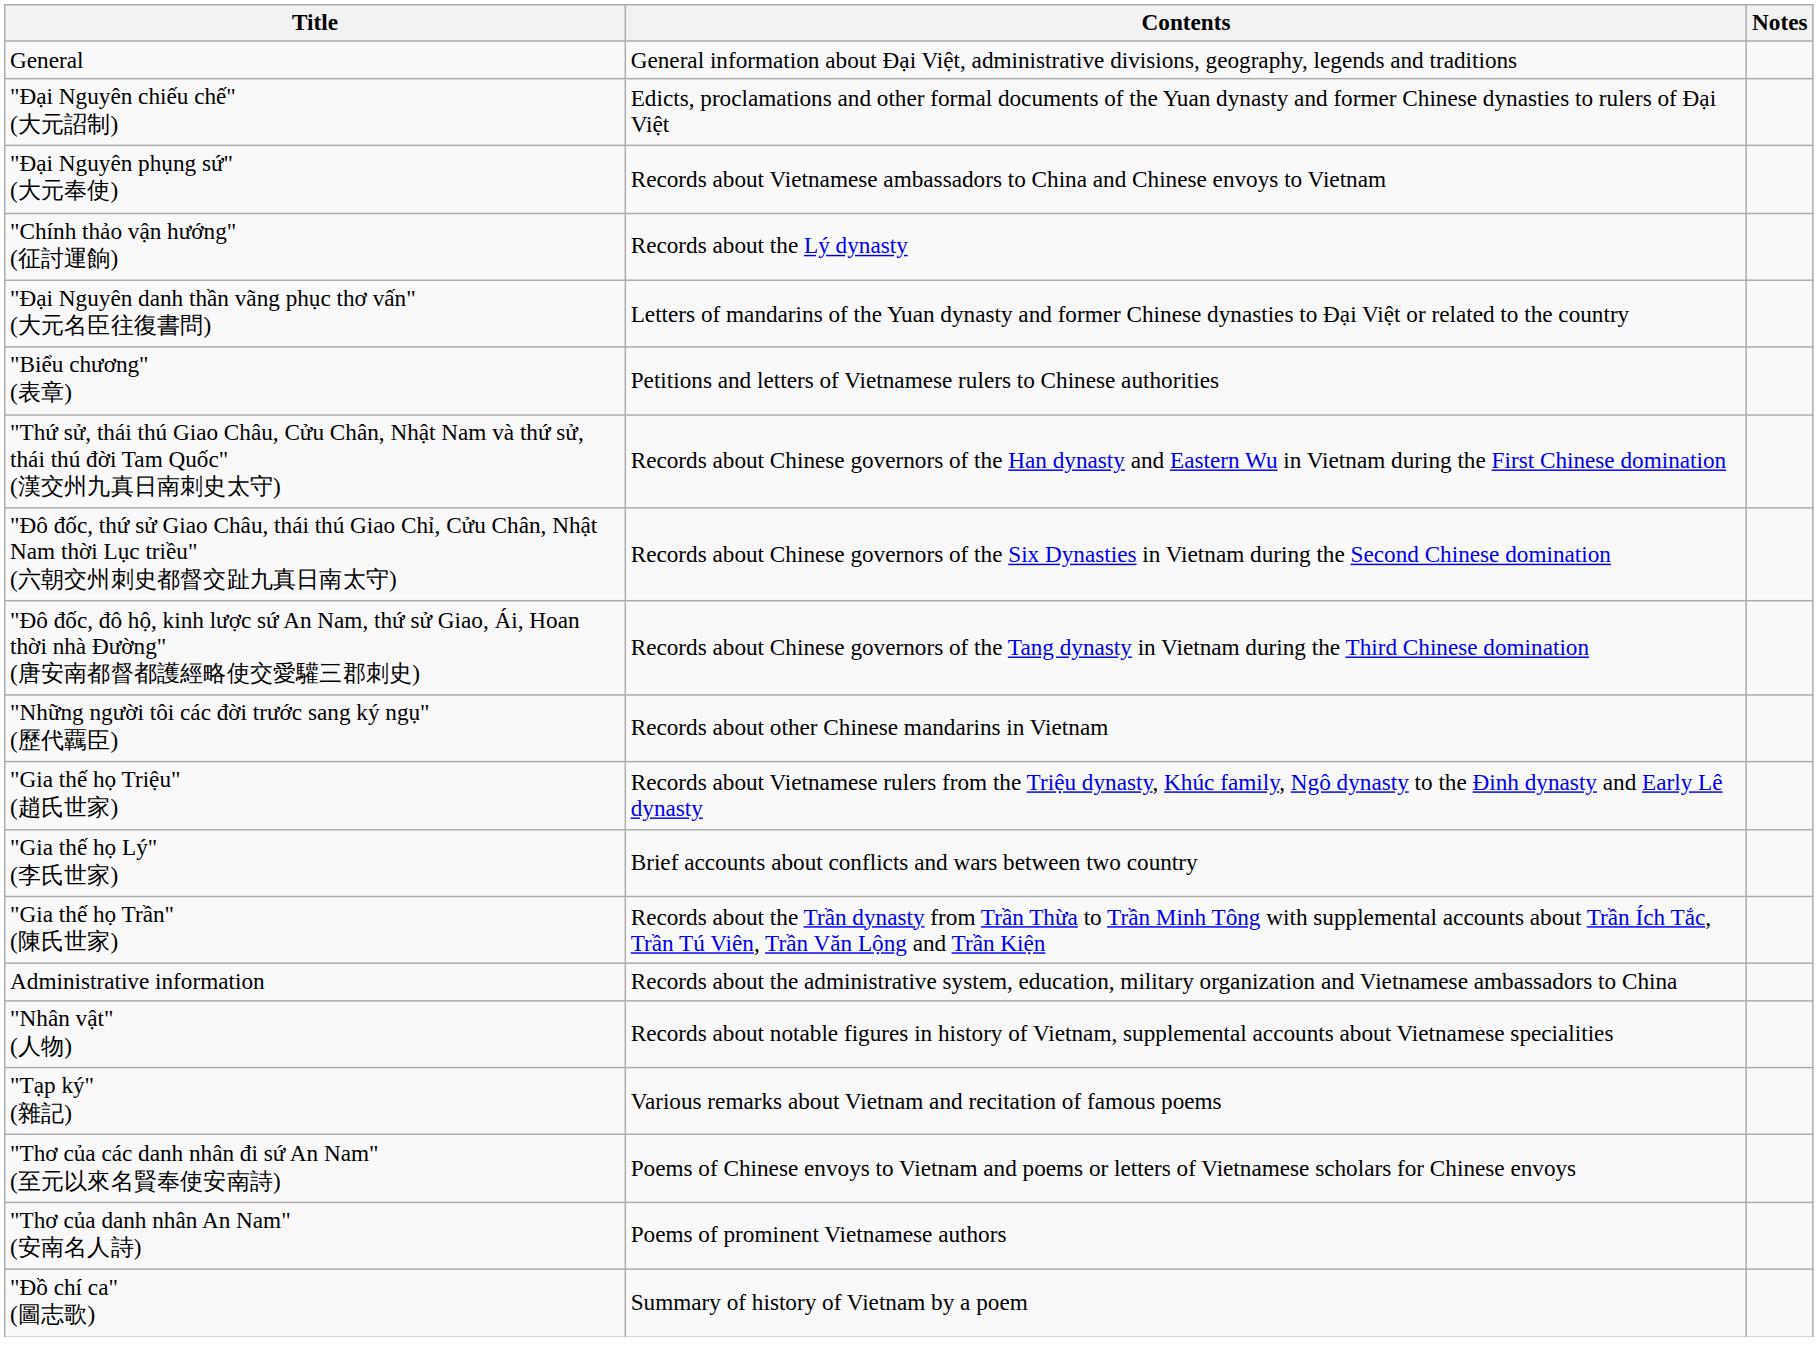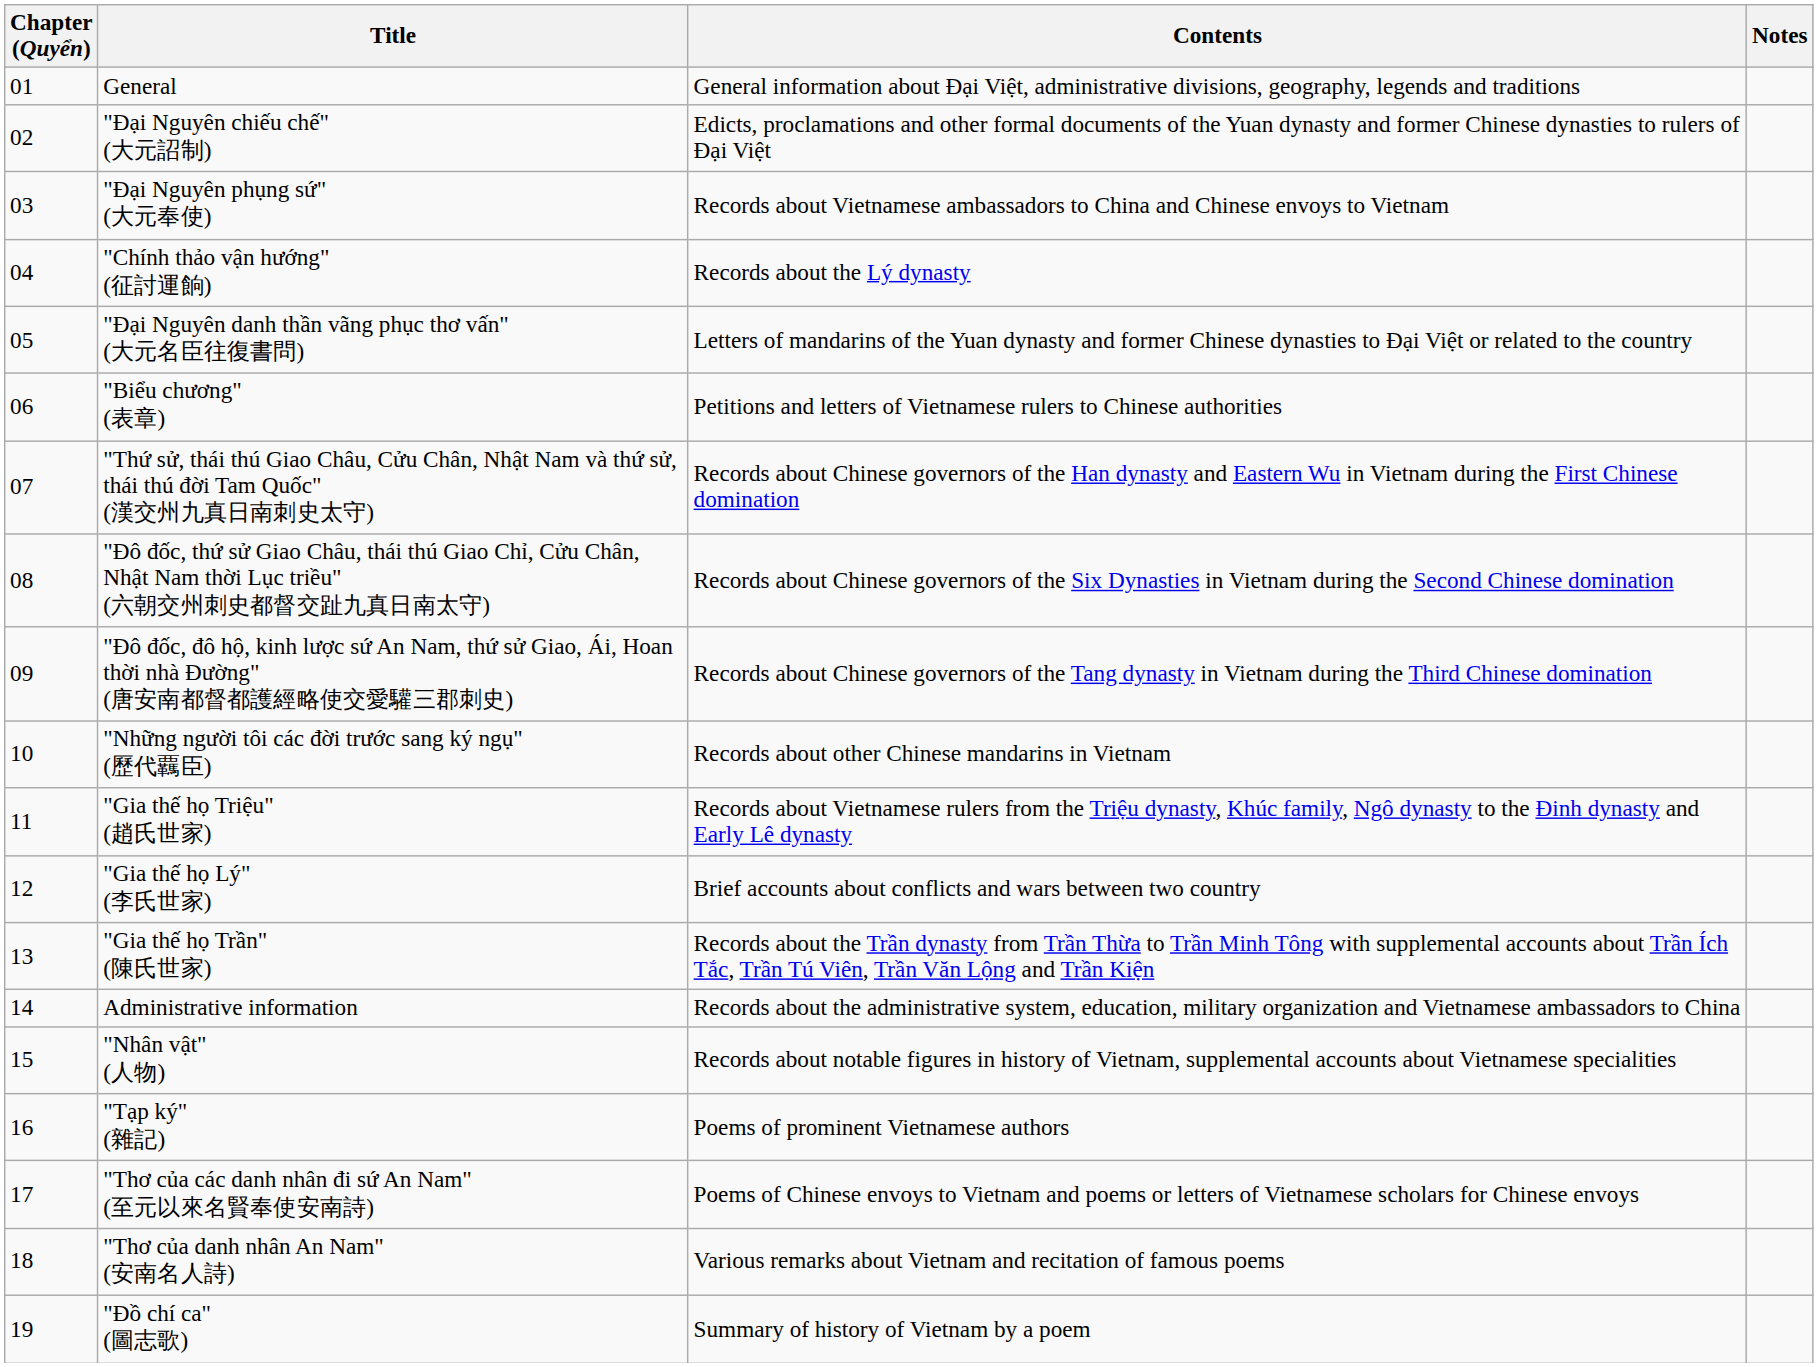+ column: (51, 35)
(926, 1100) Various remarks about Vietnam and recitation of famous poems -> (881, 1127) Poems of prominent Vietnamese authors
(819, 1235) Poems of prominent Vietnamese authors -> (989, 1261) Various remarks about Vietnam and recitation of famous poems
